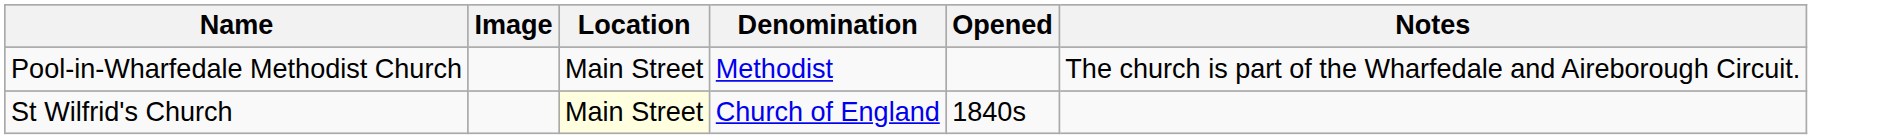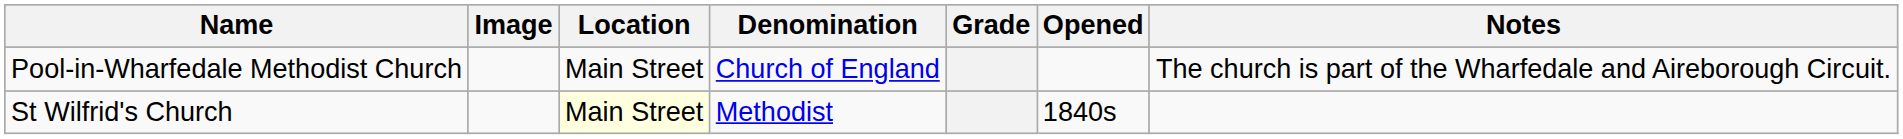+ column: (991, 25)
(774, 68) Methodist -> (828, 68) Church of England
(828, 111) Church of England -> (774, 111) Methodist
